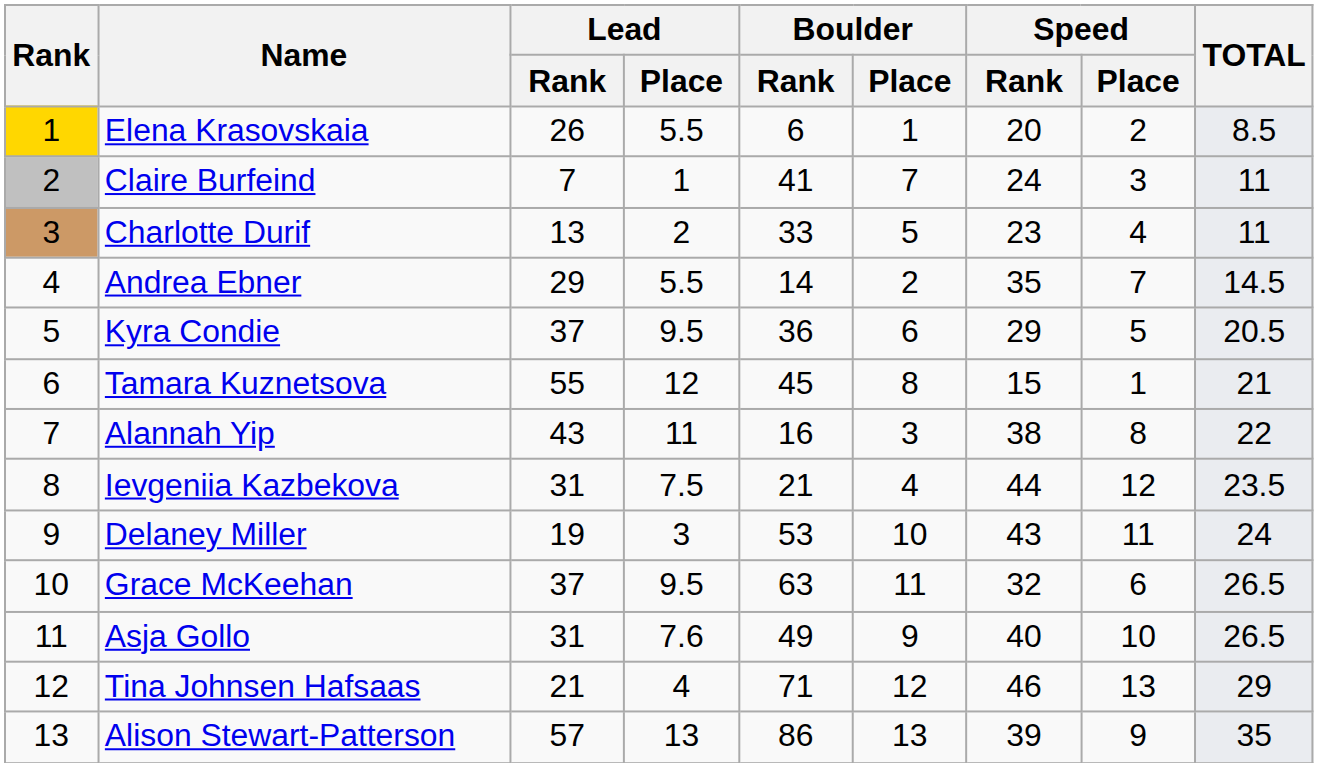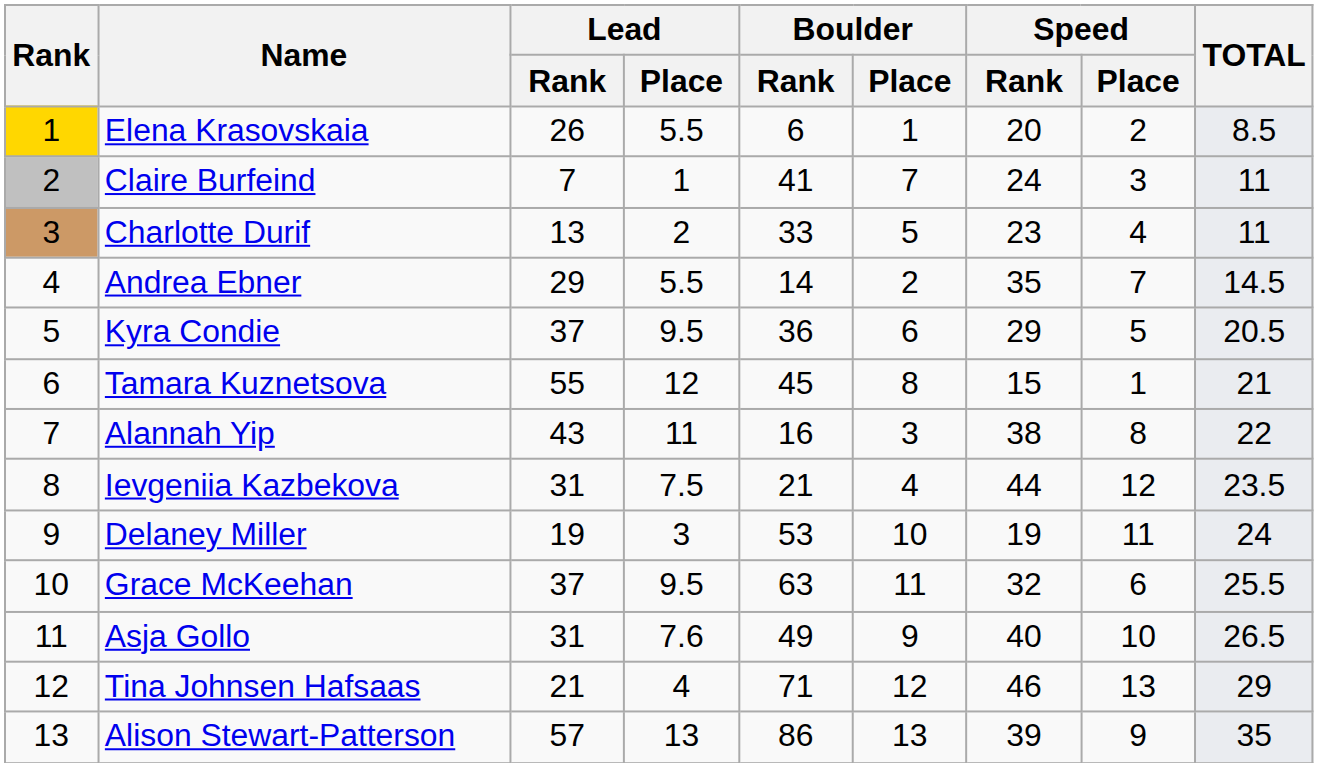(1024, 534) 43 -> (1024, 534) 19
(1254, 585) 26.5 -> (1254, 585) 25.5
